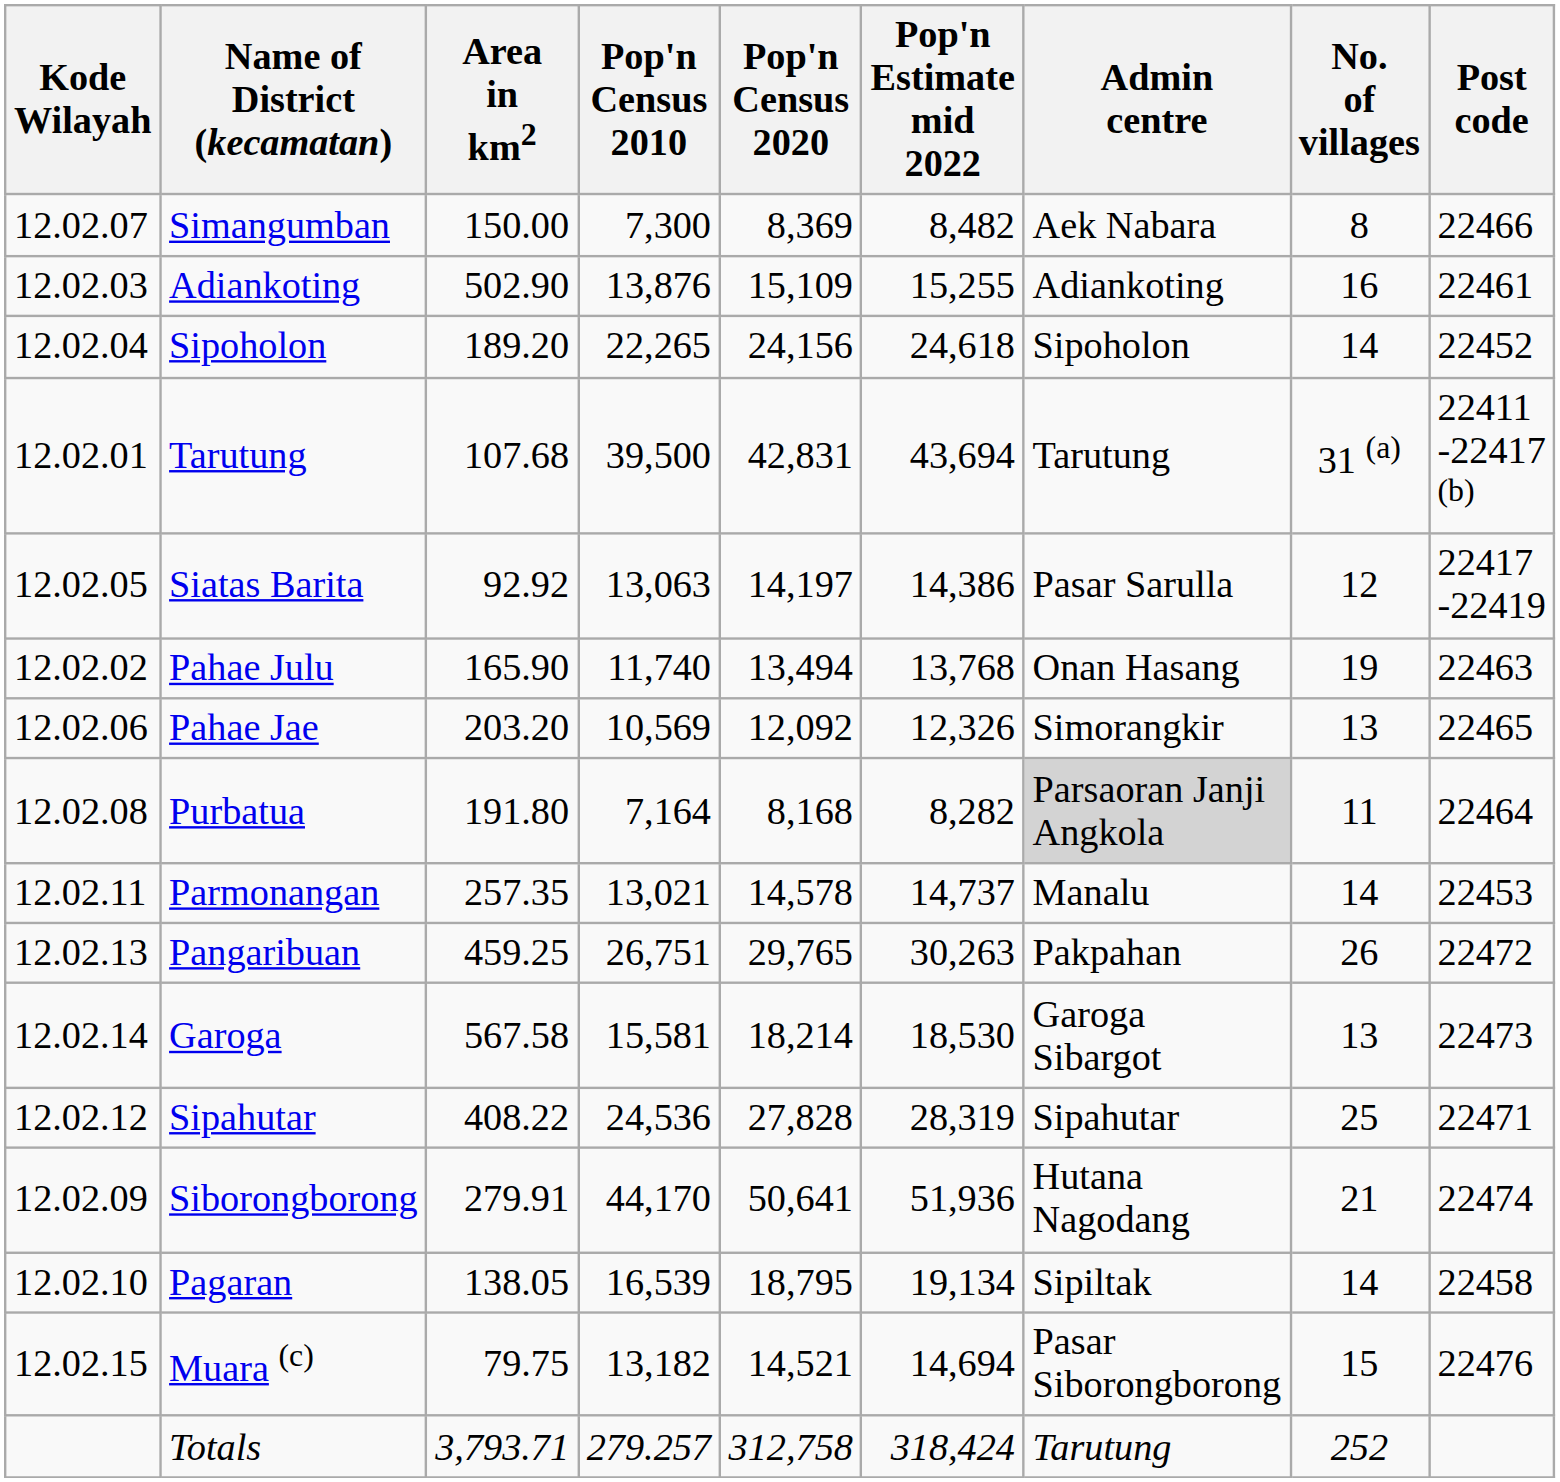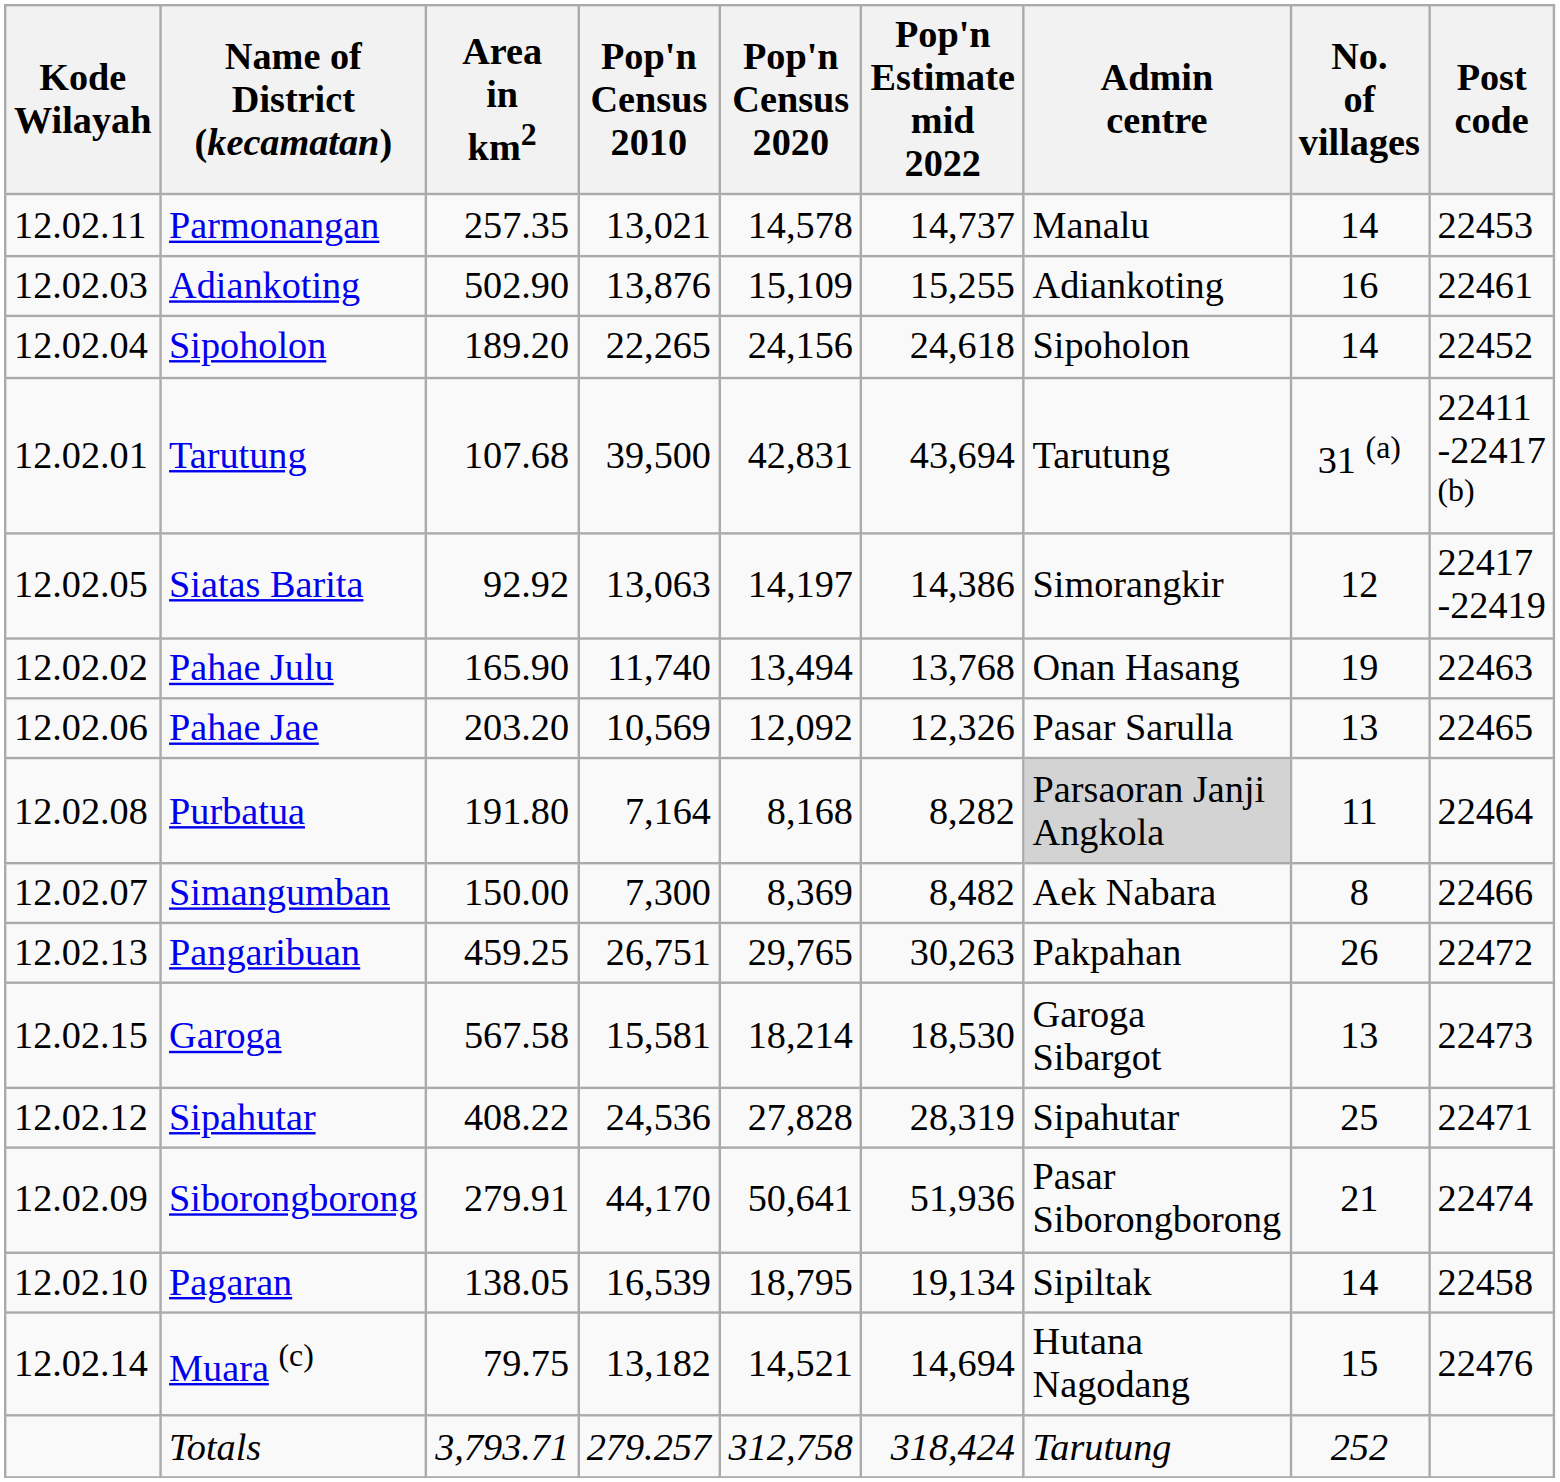rows swapped: (274, 892) <-> (280, 224)
(1133, 585) Pasar Sarulla -> (1128, 585) Simorangkir
(1128, 727) Simorangkir -> (1133, 727) Pasar Sarulla
(81, 1034) 12.02.14 -> (81, 1034) 12.02.15
(1111, 1199) Hutana Nagodang -> (1157, 1199) Pasar Siborongborong
(81, 1363) 12.02.15 -> (81, 1363) 12.02.14
(1157, 1363) Pasar Siborongborong -> (1111, 1363) Hutana Nagodang
